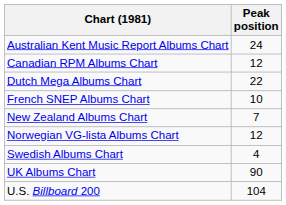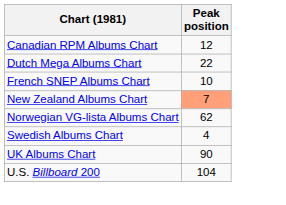- row: (118, 44)
(256, 117) no background -> (206, 99) lightsalmon background
(256, 136) 12 -> (206, 117) 62
